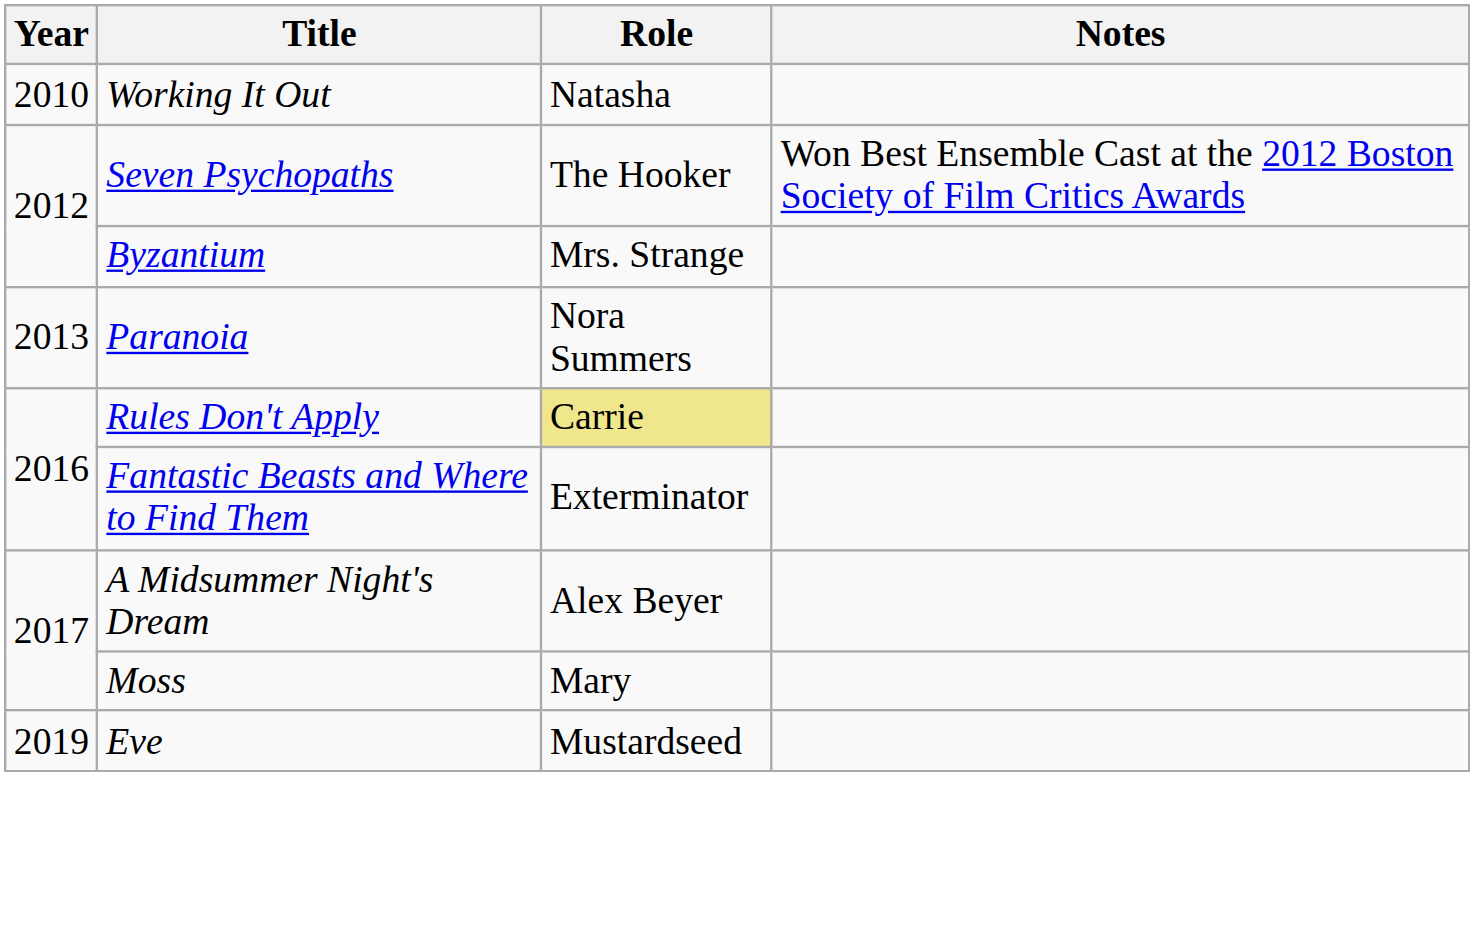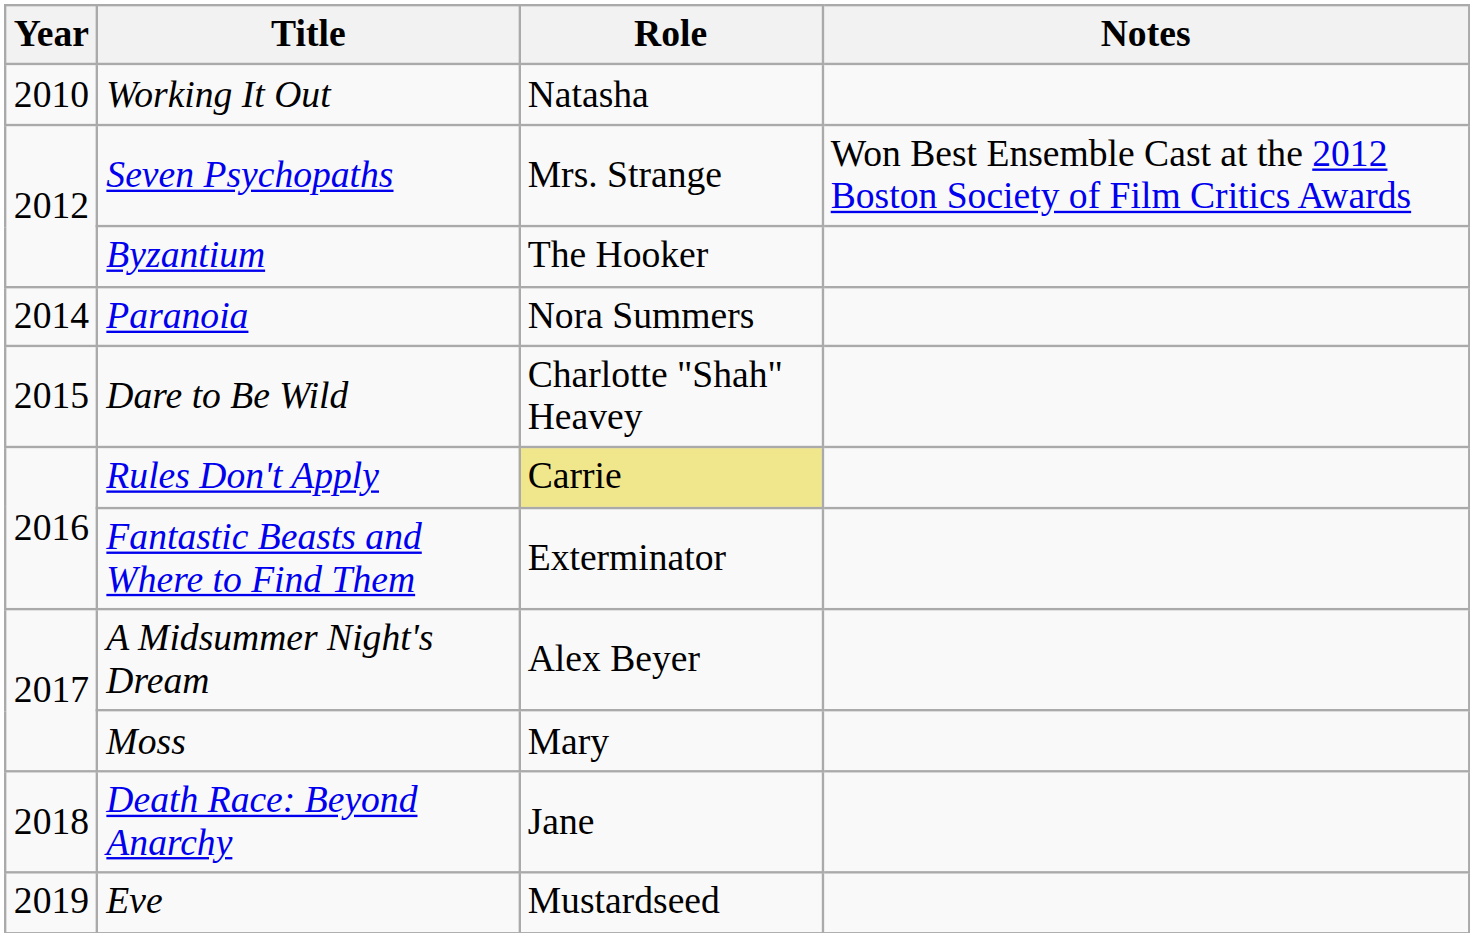(640, 174) The Hooker -> (625, 174) Mrs. Strange
(647, 255) Mrs. Strange -> (618, 255) The Hooker
(51, 336) 2013 -> (51, 315) 2014
+ row: (227, 395)
+ row: (262, 820)
